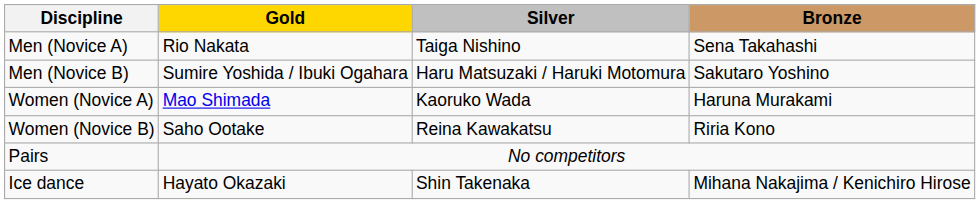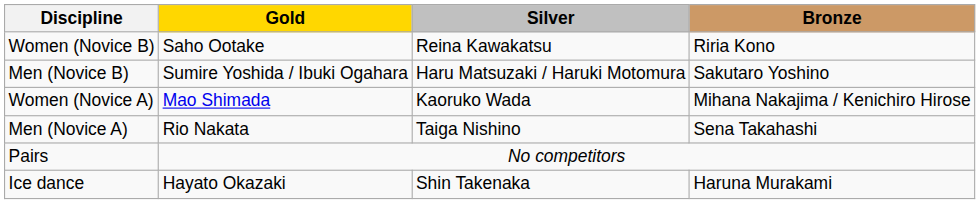rows swapped: (68, 45) <-> (82, 128)
(763, 101) Haruna Murakami -> (832, 101) Mihana Nakajima / Kenichiro Hirose
(832, 184) Mihana Nakajima / Kenichiro Hirose -> (763, 184) Haruna Murakami
